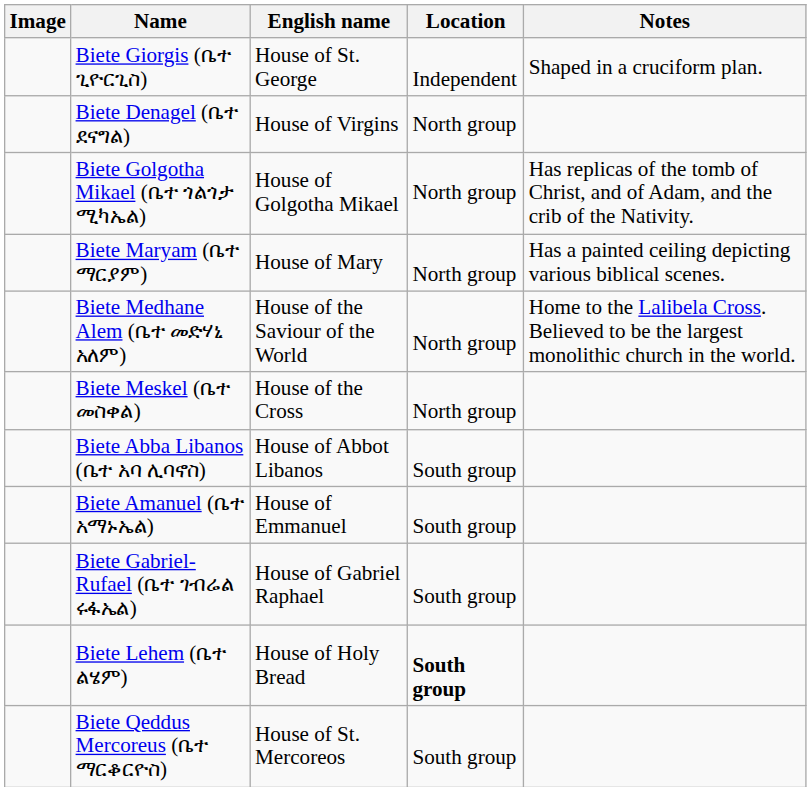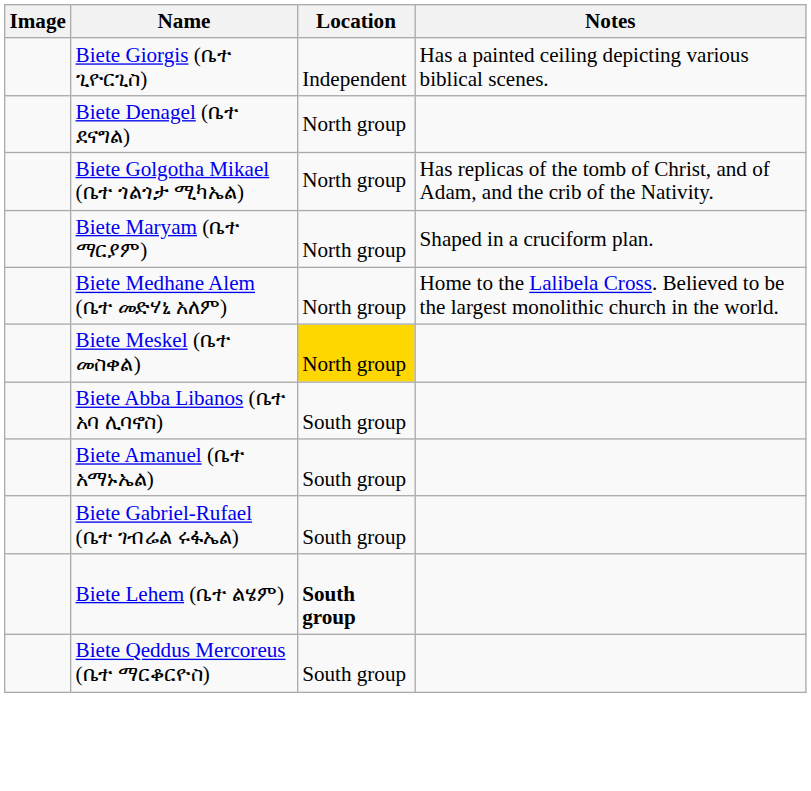- column: (329, 21)
(646, 66) Shaped in a cruciform plan. -> (584, 66) Has a painted ceiling depicting various biblical scenes.
(659, 262) Has a painted ceiling depicting various biblical scenes. -> (537, 238) Shaped in a cruciform plan.
(464, 412) no background -> (354, 364) gold background
